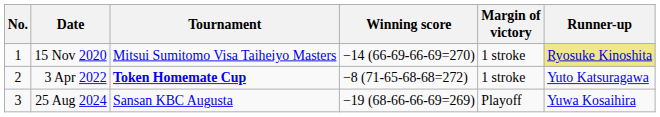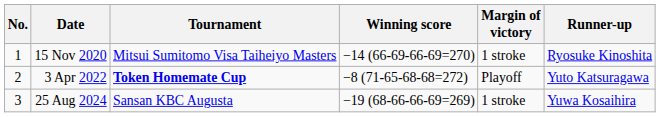(600, 55) khaki background -> (600, 55) no background
(503, 78) 1 stroke -> (501, 78) Playoff
(501, 100) Playoff -> (503, 100) 1 stroke
